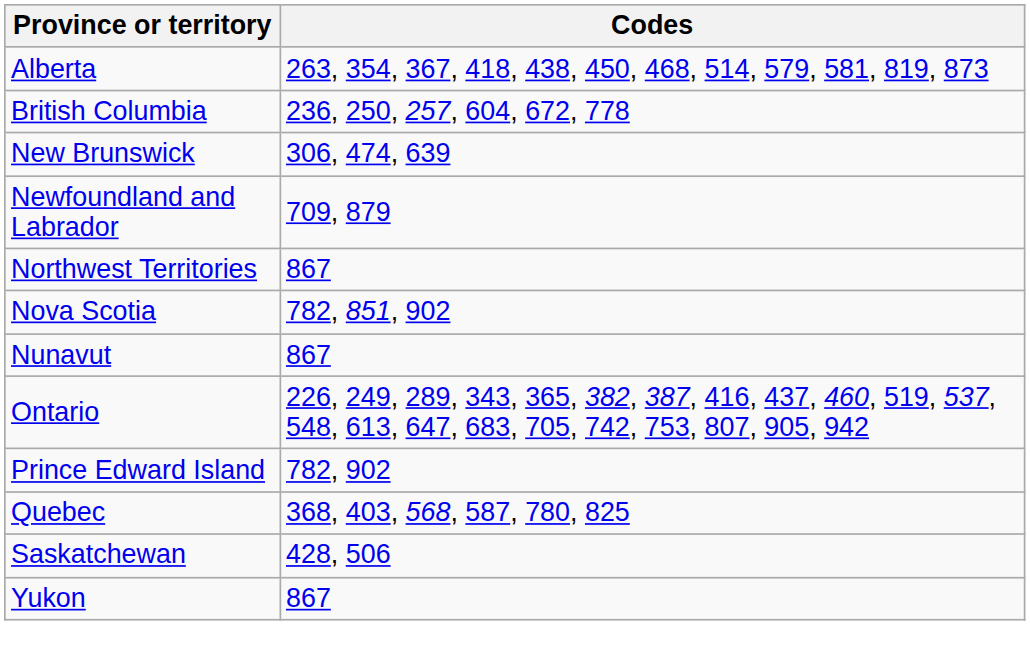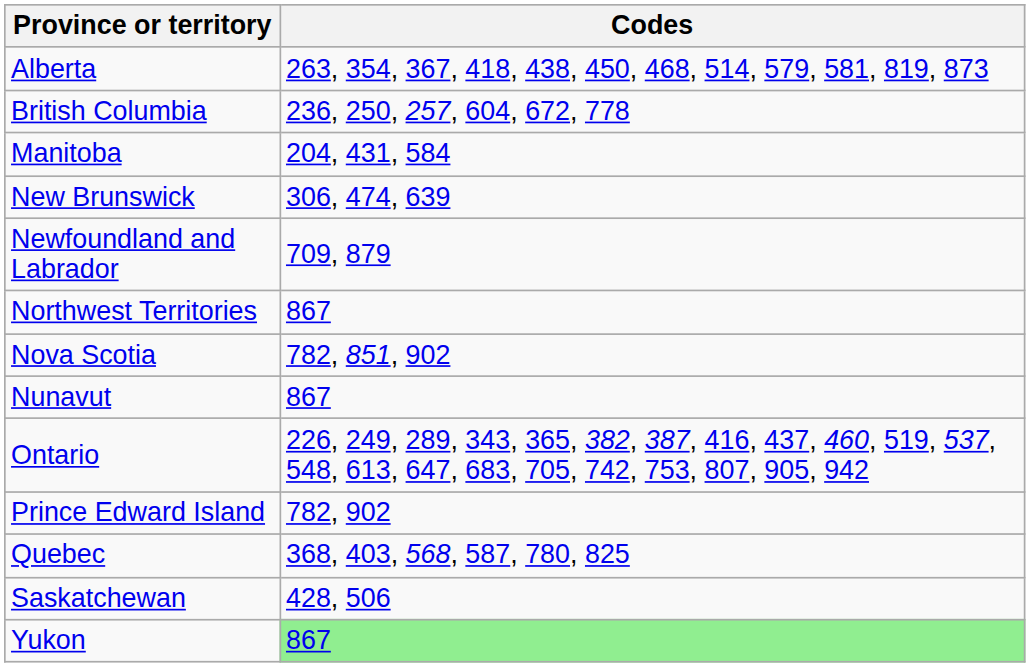+ row: (66, 153)
(308, 597) no background -> (308, 640) lightgreen background
